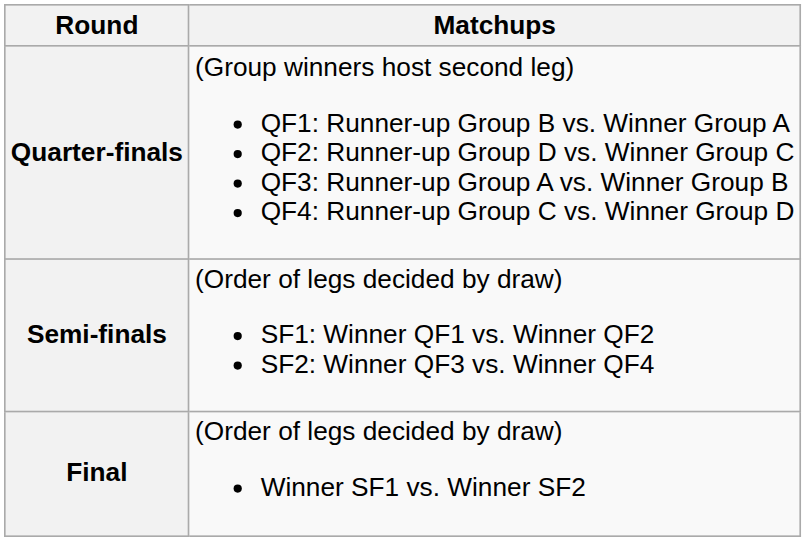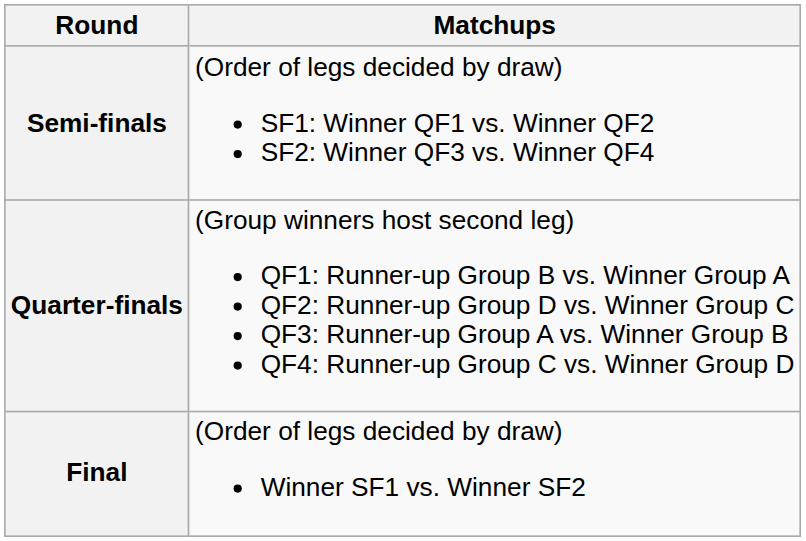rows swapped: (97, 152) <-> (97, 334)
